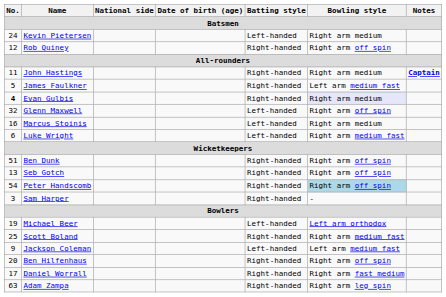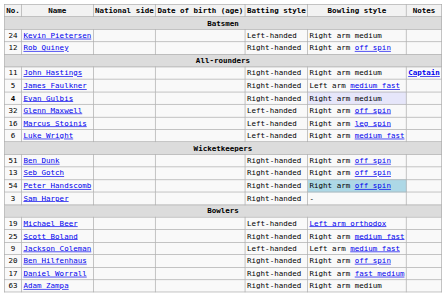(346, 123) Right arm medium -> (350, 123) Right arm leg spin
(350, 286) Right arm leg spin -> (346, 286) Right arm medium
